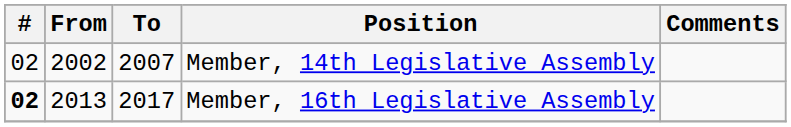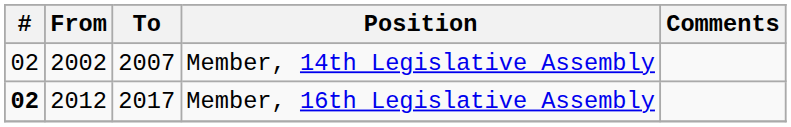(79, 101) 2013 -> (79, 101) 2012
